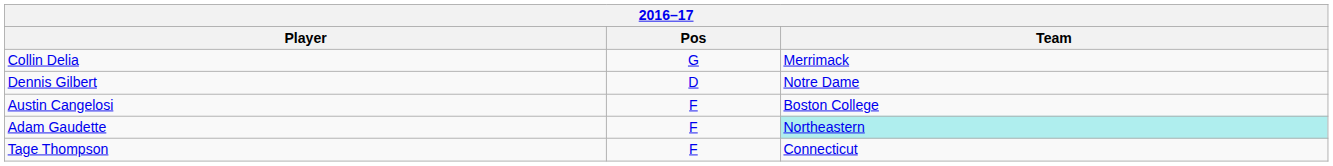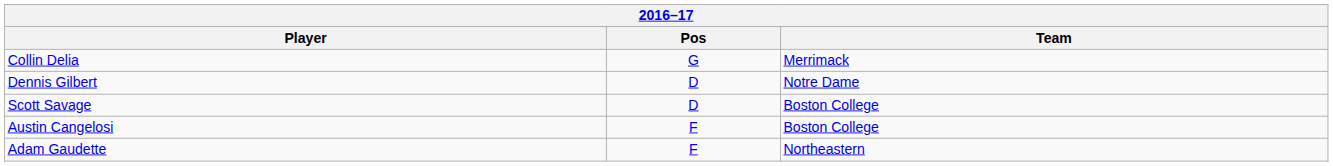+ row: (50, 104)
(824, 127) paleturquoise background -> (824, 149) no background
- row: (58, 149)
